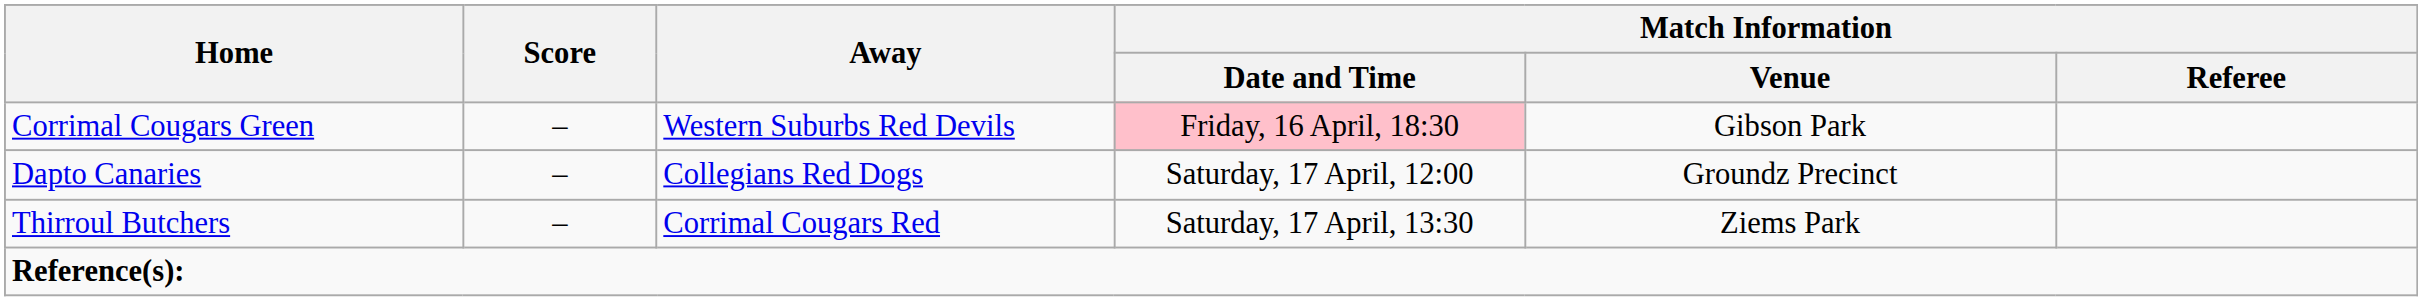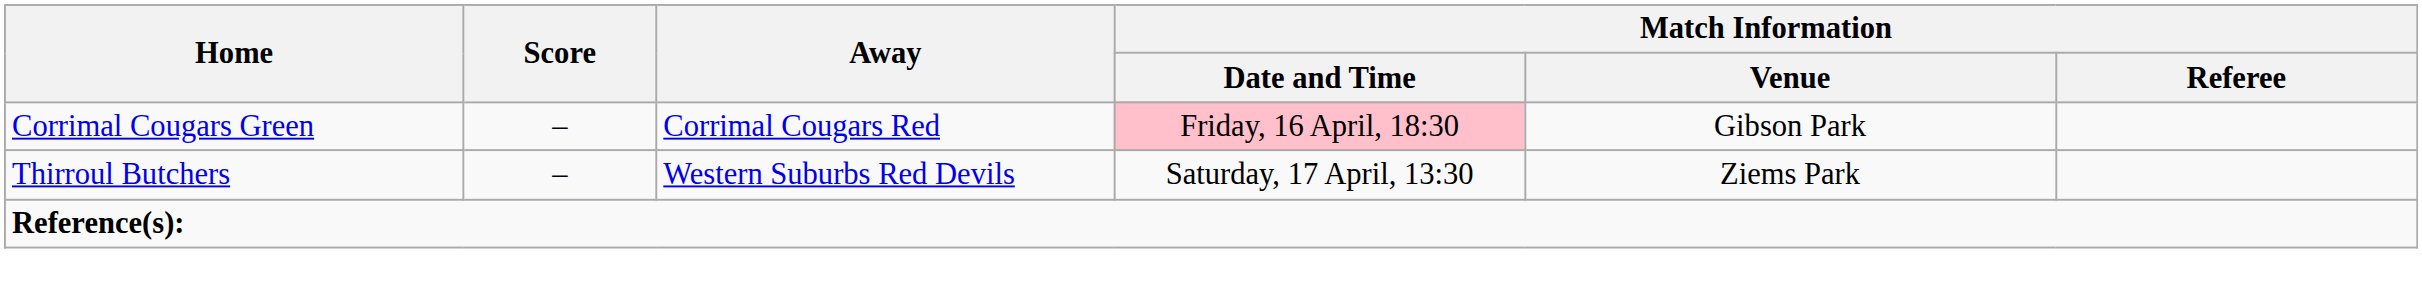(839, 125) Western Suburbs Red Devils -> (802, 125) Corrimal Cougars Red
- row: (107, 174)
(802, 222) Corrimal Cougars Red -> (839, 174) Western Suburbs Red Devils
